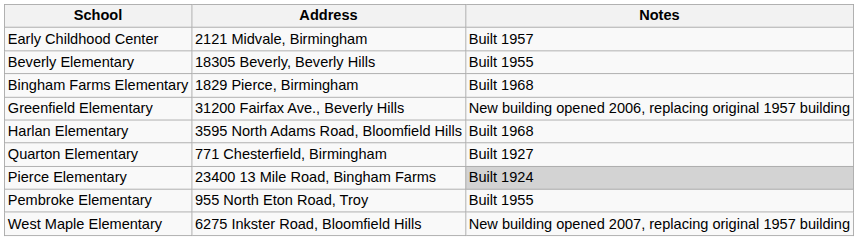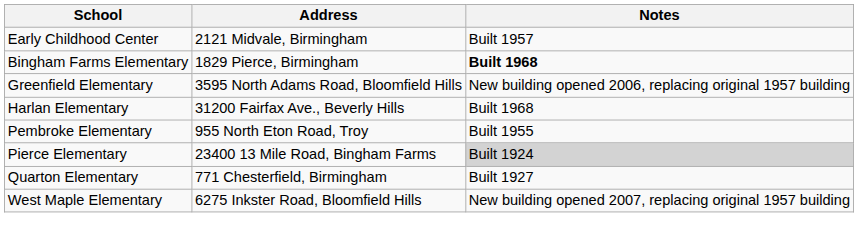- row: (71, 62)
(501, 85) normal -> (503, 62) bold
(300, 108) 31200 Fairfax Ave., Beverly Hills -> (329, 85) 3595 North Adams Road, Bloomfield Hills
(329, 131) 3595 North Adams Road, Bloomfield Hills -> (300, 108) 31200 Fairfax Ave., Beverly Hills
rows swapped: (80, 200) <-> (73, 154)
